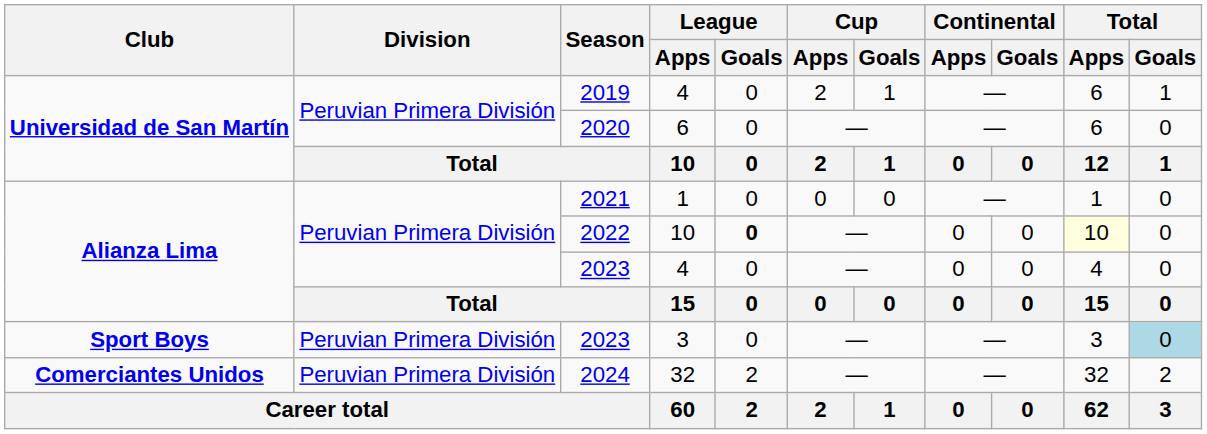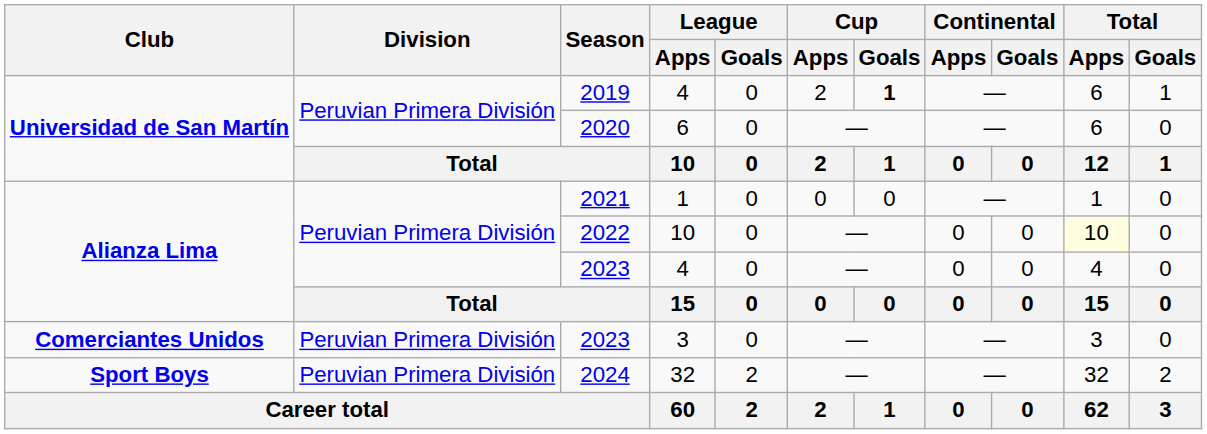(890, 92) normal -> (890, 92) bold
(752, 233) bold -> (752, 233) normal
(149, 339) Sport Boys -> (149, 339) Comerciantes Unidos
(1165, 339) lightblue background -> (1165, 339) no background
(149, 374) Comerciantes Unidos -> (149, 374) Sport Boys
